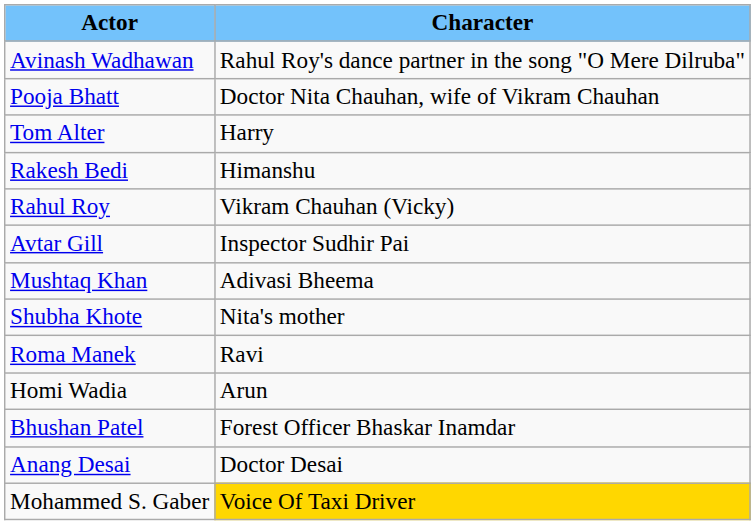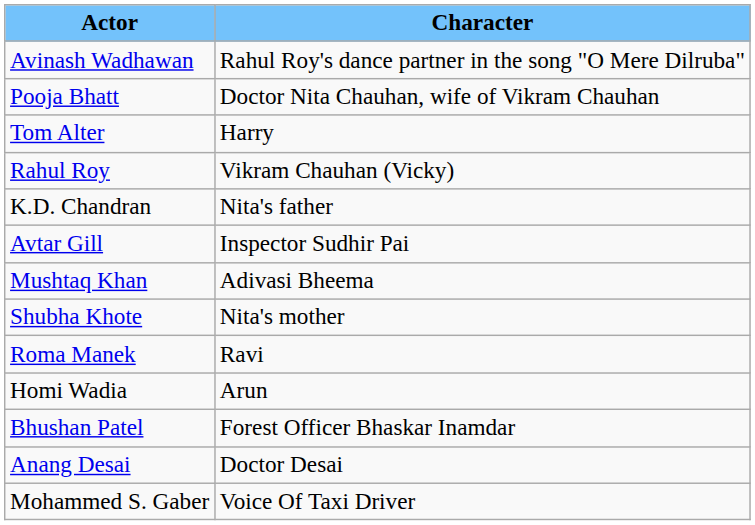- row: (69, 170)
+ row: (81, 206)
(318, 501) gold background -> (318, 501) no background
